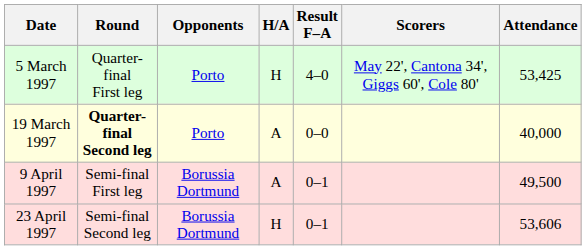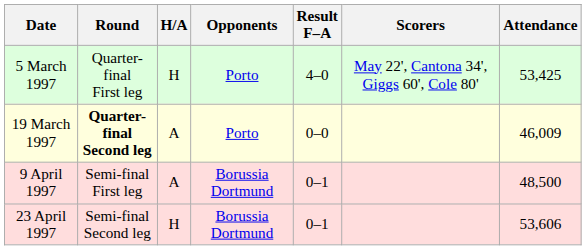columns swapped: (208, 25) <-> (276, 25)
(540, 133) 40,000 -> (540, 133) 46,009
(540, 182) 49,500 -> (540, 182) 48,500
